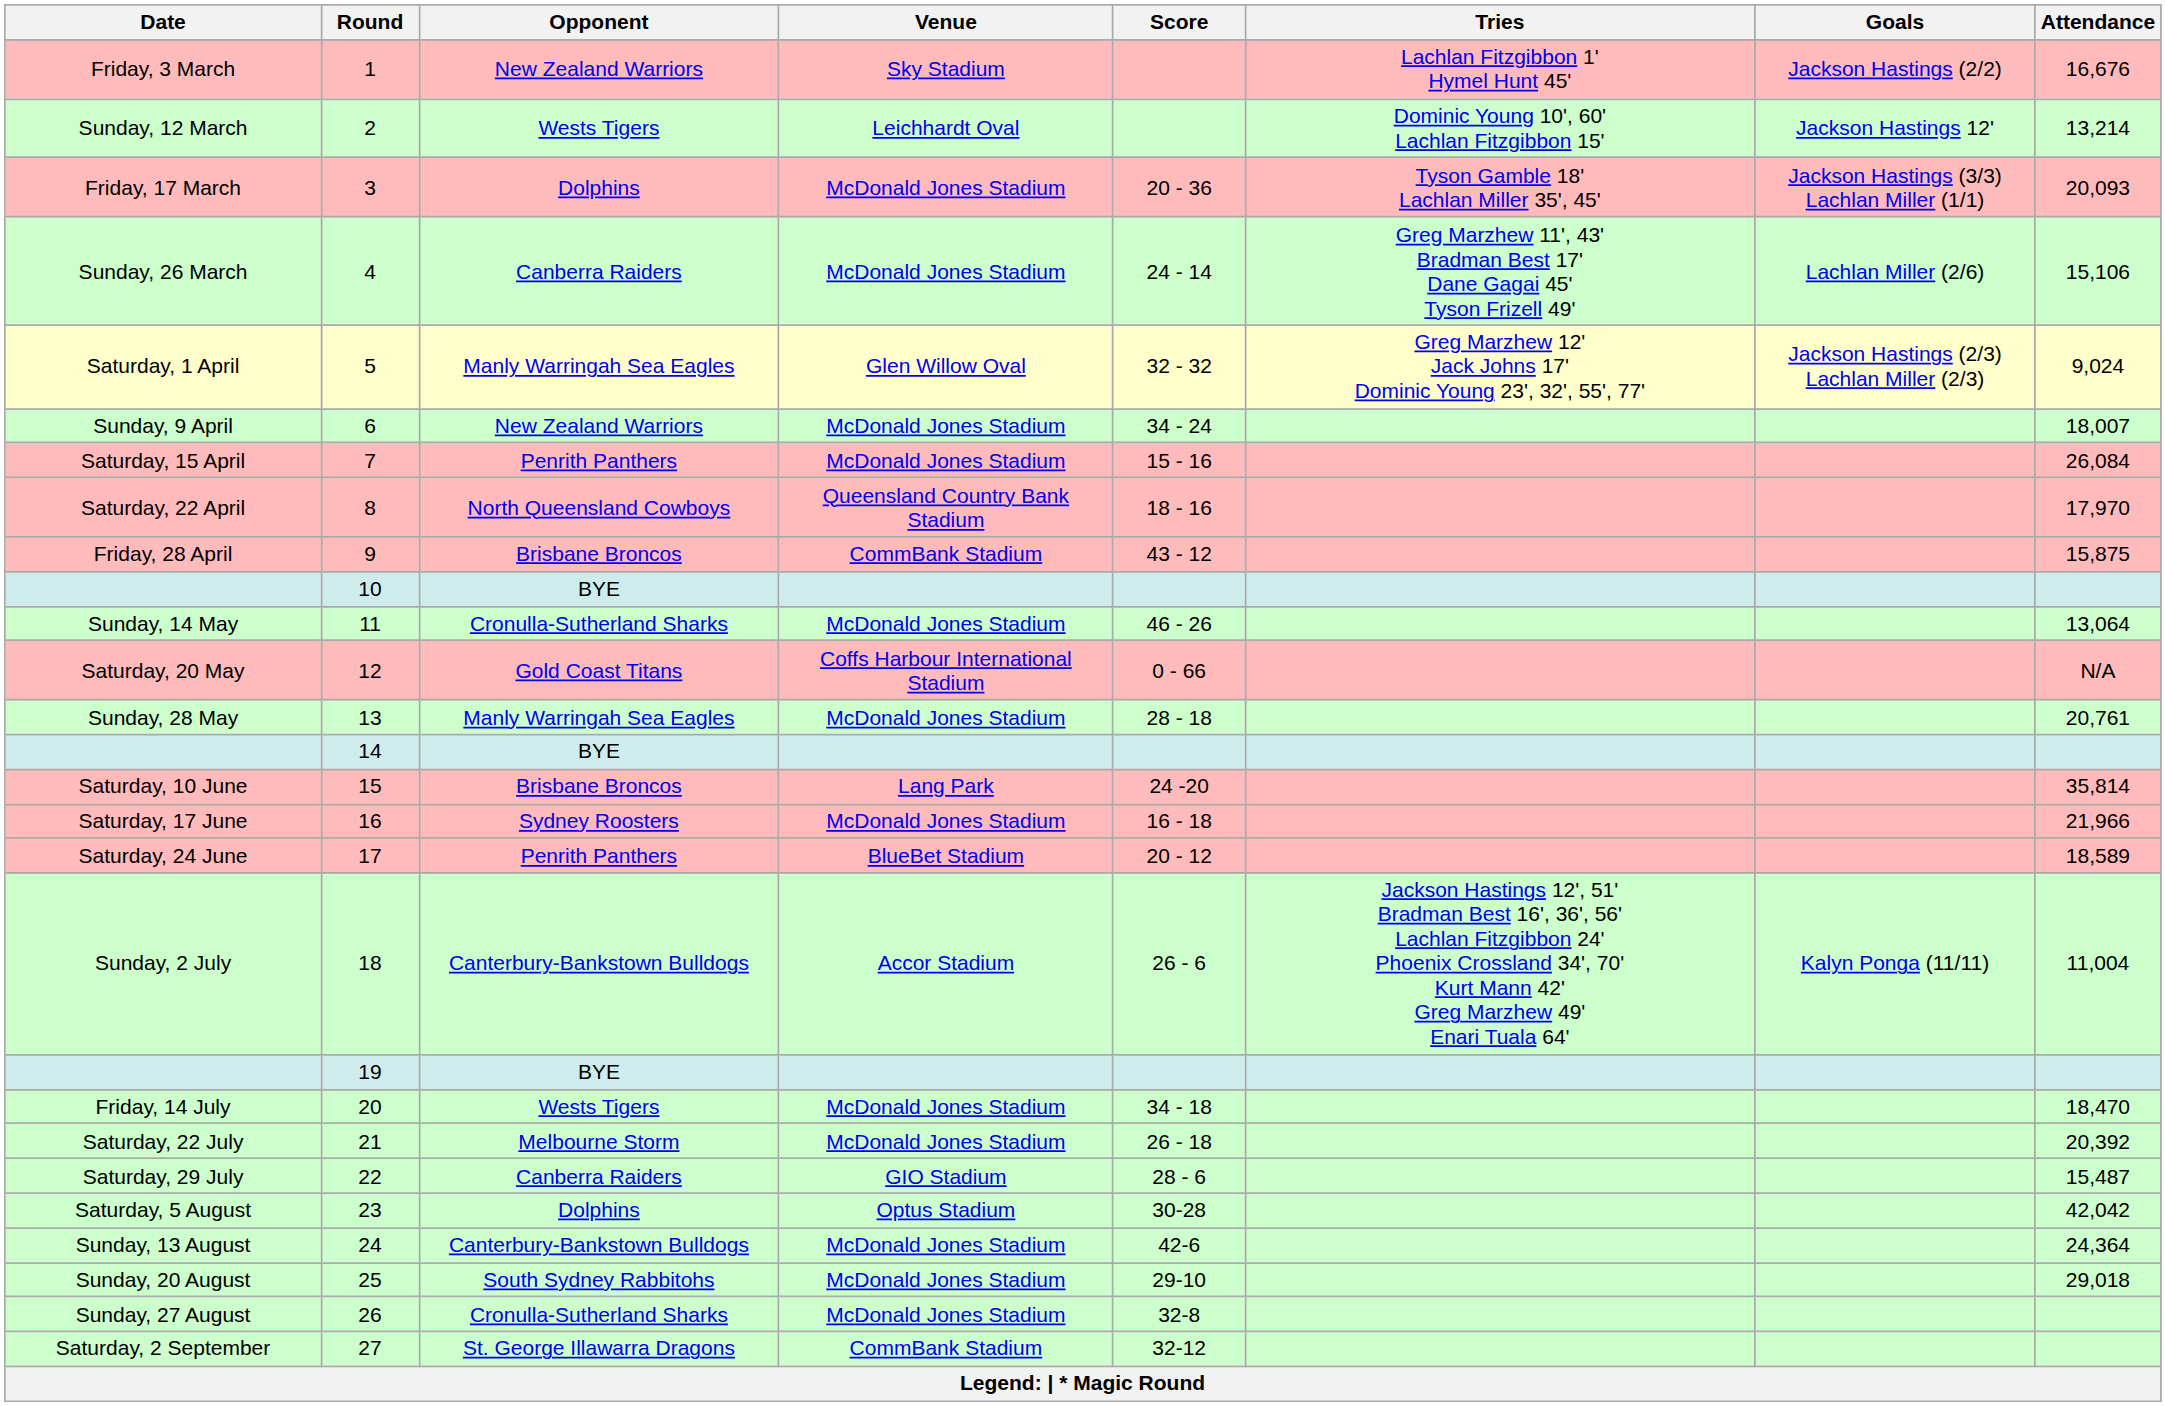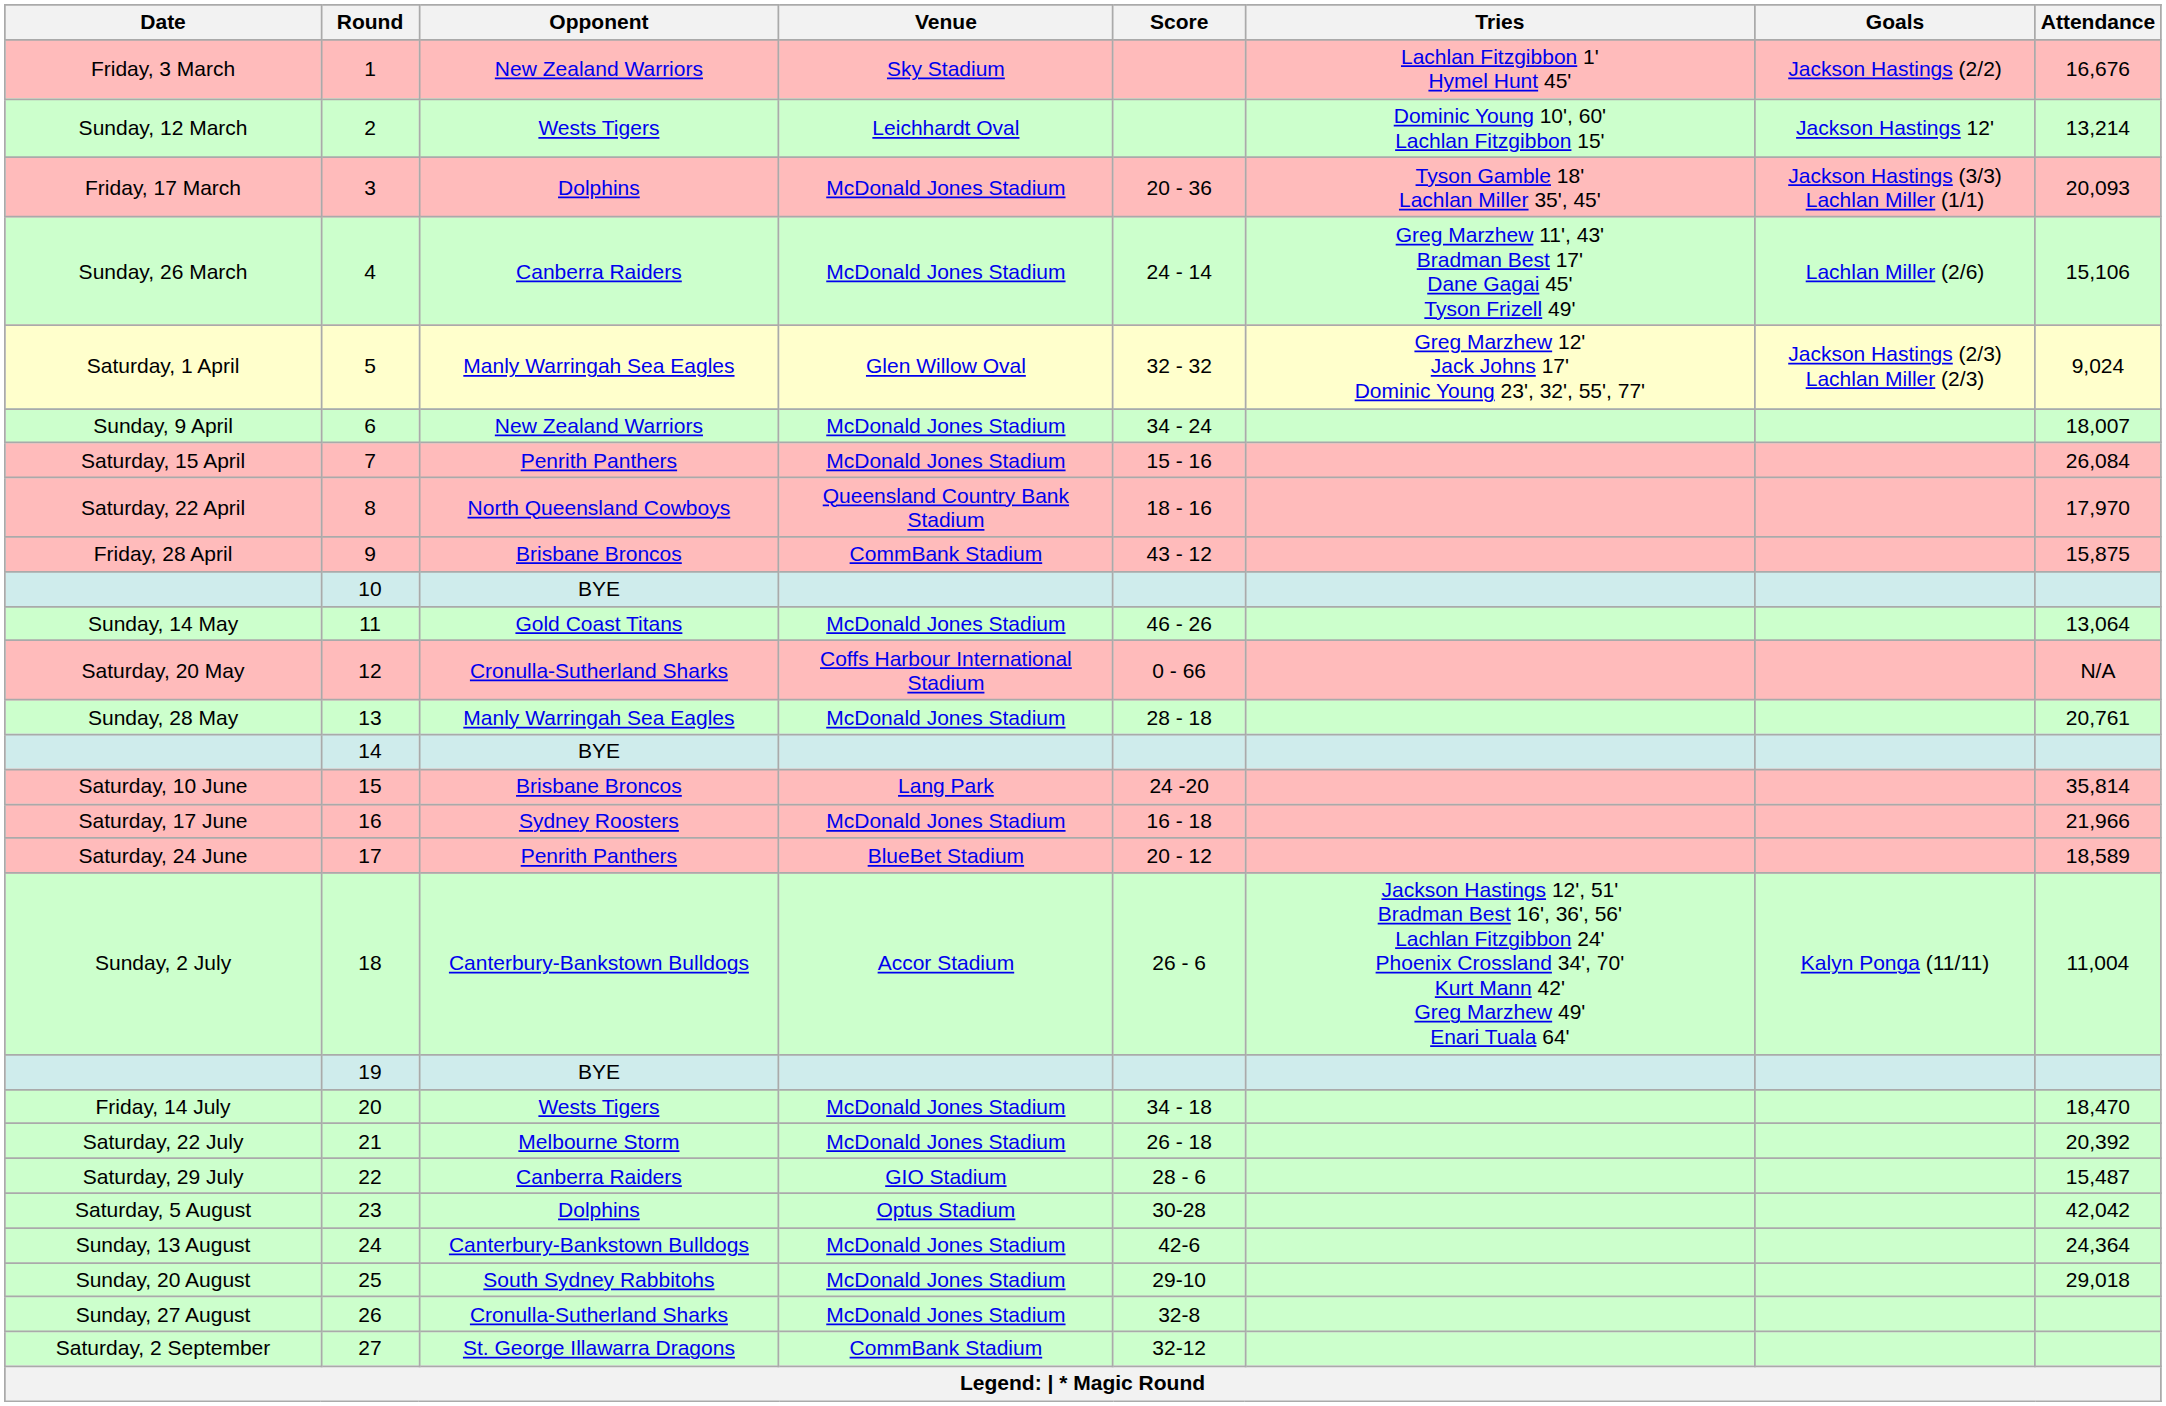(599, 623) Cronulla-Sutherland Sharks -> (599, 623) Gold Coast Titans
(599, 670) Gold Coast Titans -> (599, 670) Cronulla-Sutherland Sharks
